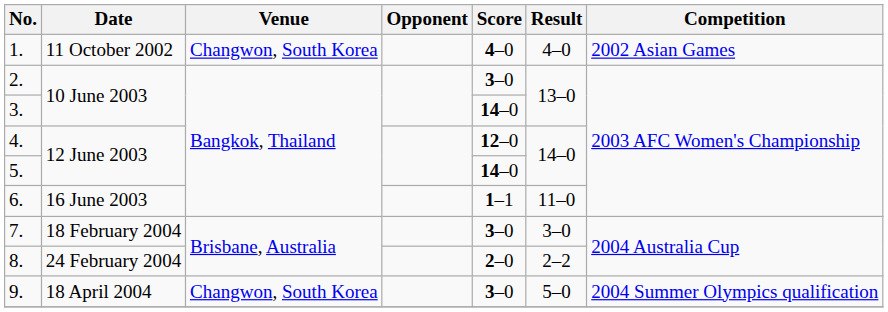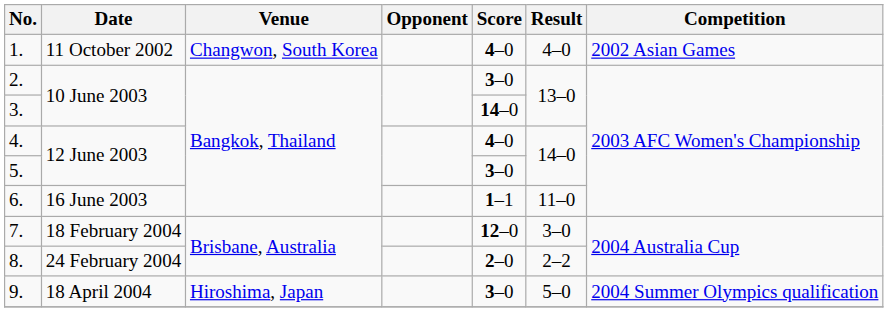(499, 140) 12–0 -> (499, 140) 4–0
(499, 170) 14–0 -> (499, 170) 3–0
(499, 230) 3–0 -> (499, 230) 12–0
(284, 291) Changwon, South Korea -> (257, 291) Hiroshima, Japan
